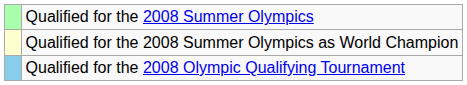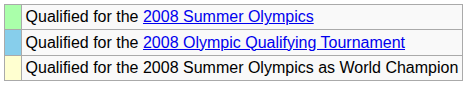rows swapped: (242, 42) <-> (215, 67)
